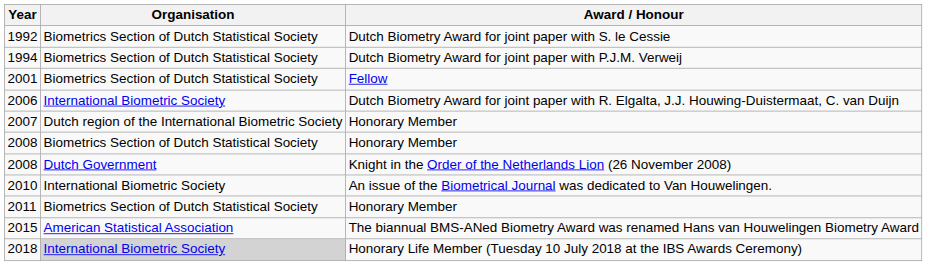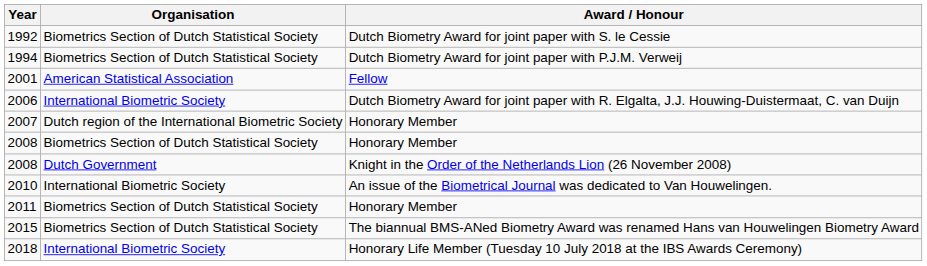(181, 79) Biometrics Section of Dutch Statistical Society -> (138, 79) American Statistical Association
(138, 228) American Statistical Association -> (181, 228) Biometrics Section of Dutch Statistical Society
(134, 249) lightgrey background -> (134, 249) no background
